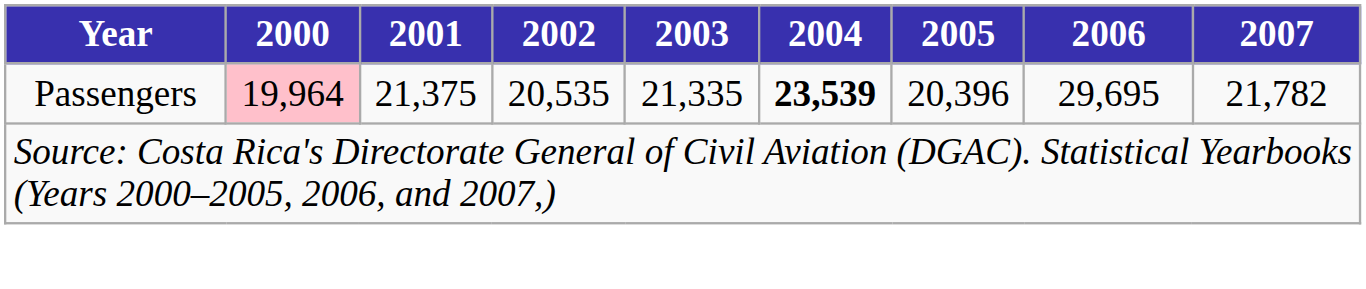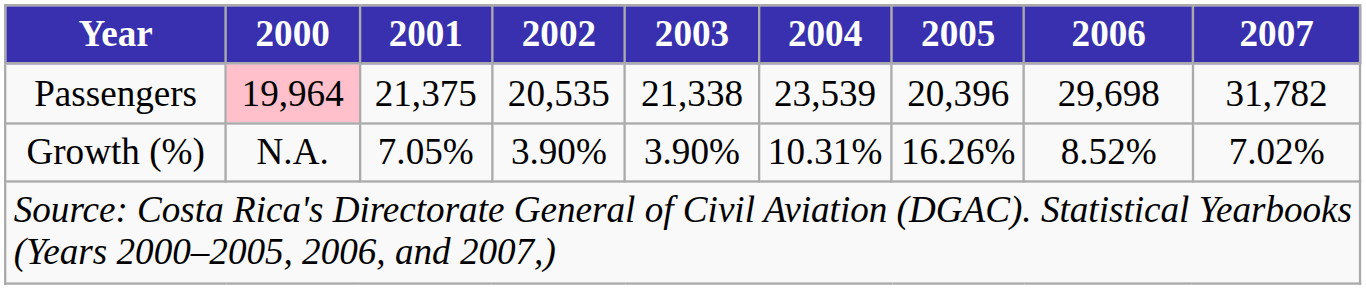(692, 92) 21,335 -> (692, 92) 21,338
(825, 92) bold -> (825, 92) normal
(1109, 92) 29,695 -> (1109, 92) 29,698
(1277, 92) 21,782 -> (1277, 92) 31,782
+ row: (116, 151)
